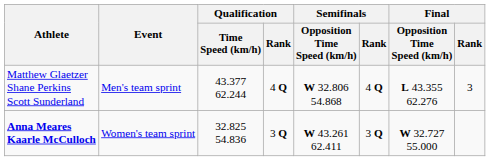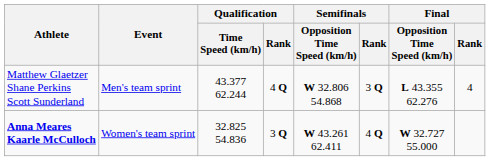(374, 88) 4 Q -> (374, 88) 3 Q
(470, 88) 3 -> (470, 88) 4
(374, 133) 3 Q -> (374, 133) 4 Q
